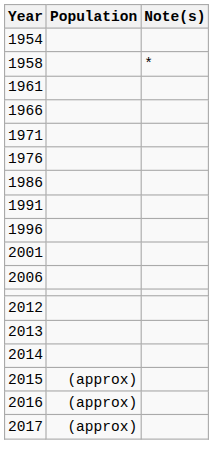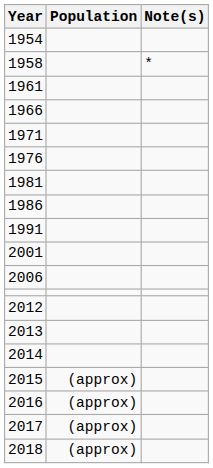+ row: (26, 183)
- row: (26, 230)
+ row: (26, 450)
